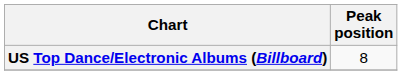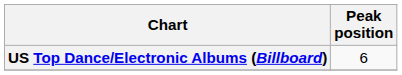(364, 57) 8 -> (364, 57) 6
